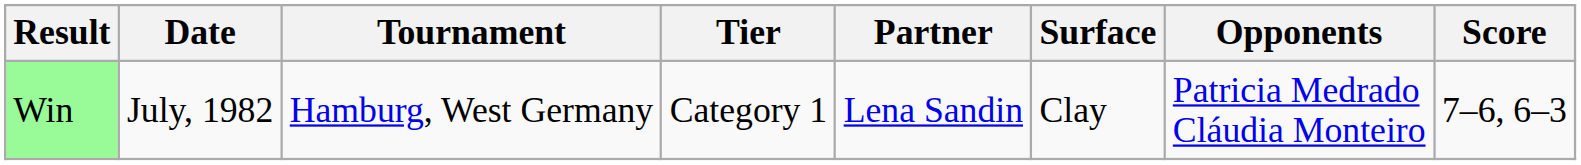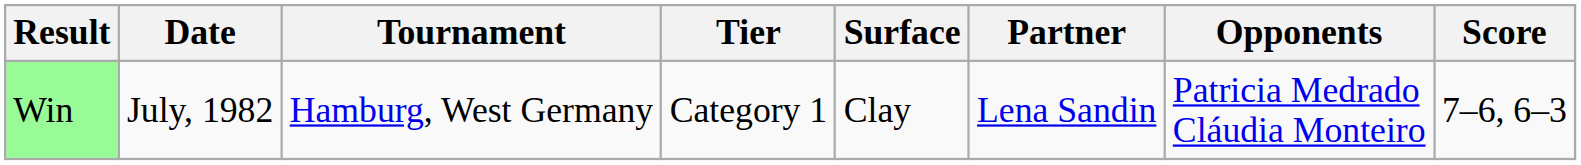columns swapped: (1098, 32) <-> (933, 32)
